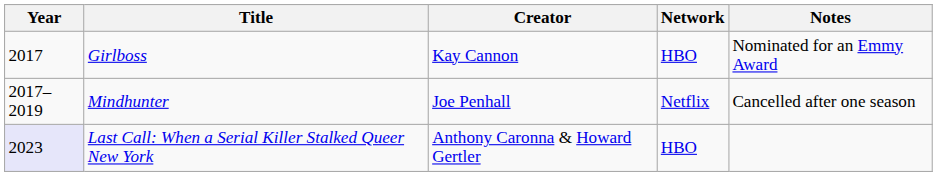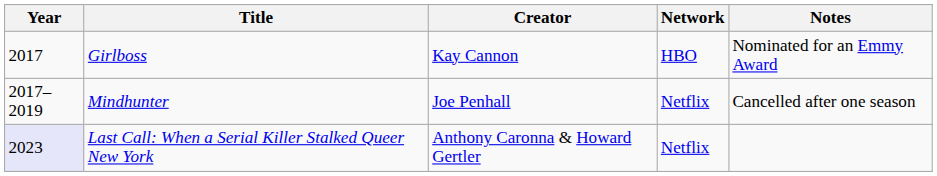(679, 147) HBO -> (685, 147) Netflix
